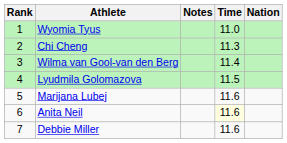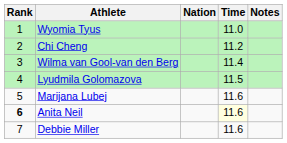columns swapped: (263, 12) <-> (198, 12)
(230, 46) 11.3 -> (233, 46) 11.2
(20, 113) normal -> (20, 113) bold
